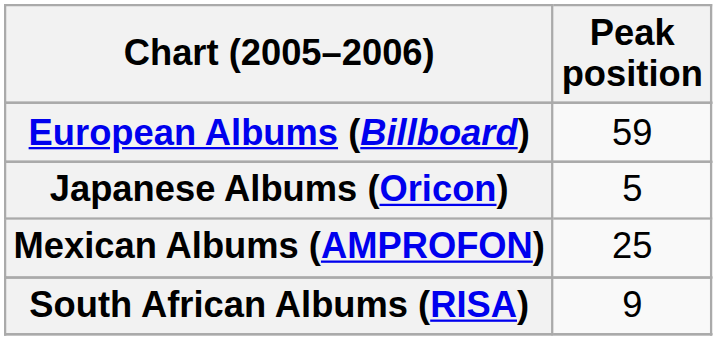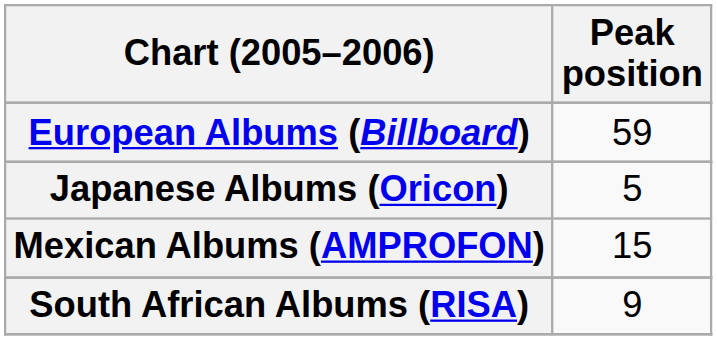(632, 246) 25 -> (632, 246) 15
